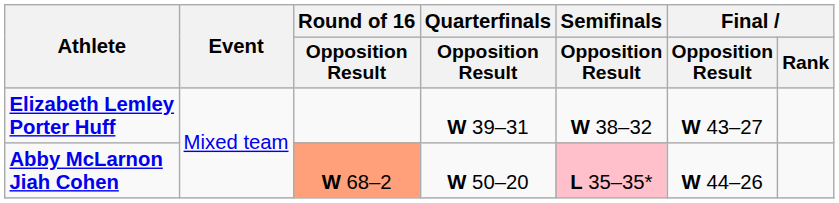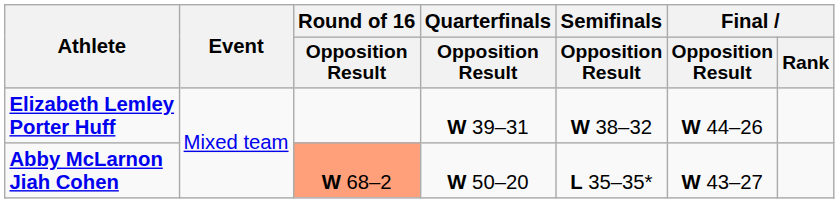(722, 127) W 43–27 -> (722, 127) W 44–26
(611, 182) pink background -> (611, 182) no background
(722, 182) W 44–26 -> (722, 182) W 43–27
